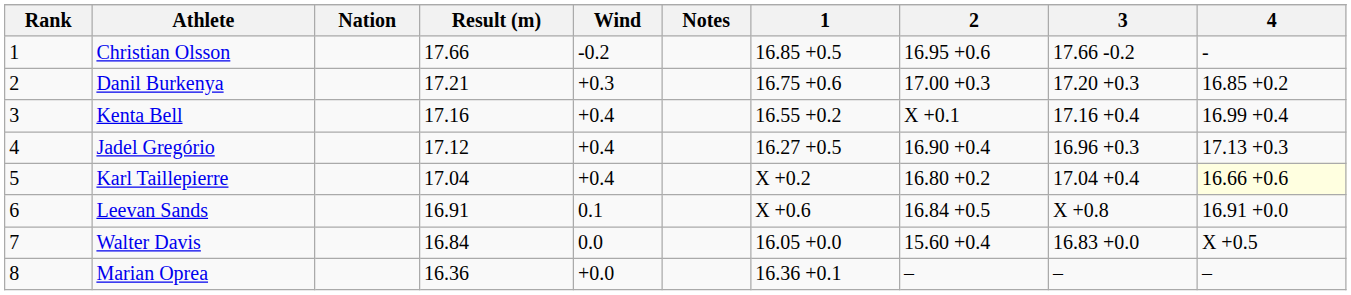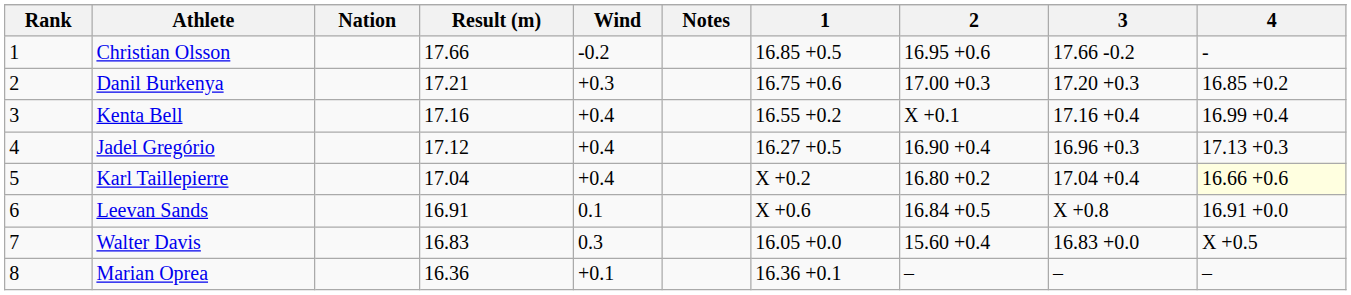(447, 242) 16.84 -> (447, 242) 16.83
(590, 242) 0.0 -> (590, 242) 0.3
(596, 274) +0.0 -> (596, 274) +0.1
